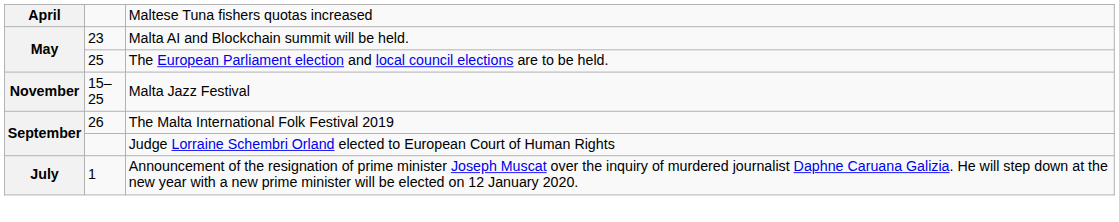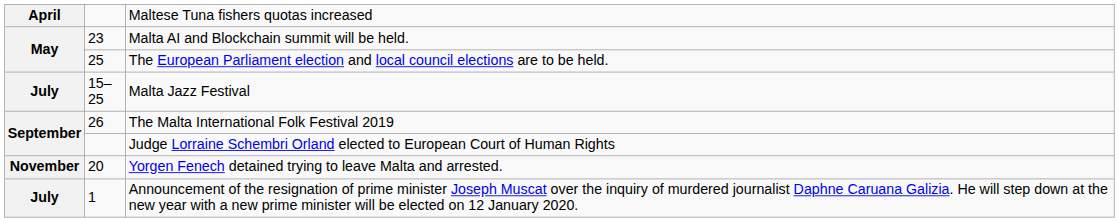(45, 91) November -> (45, 91) July
+ row: (96, 167)
